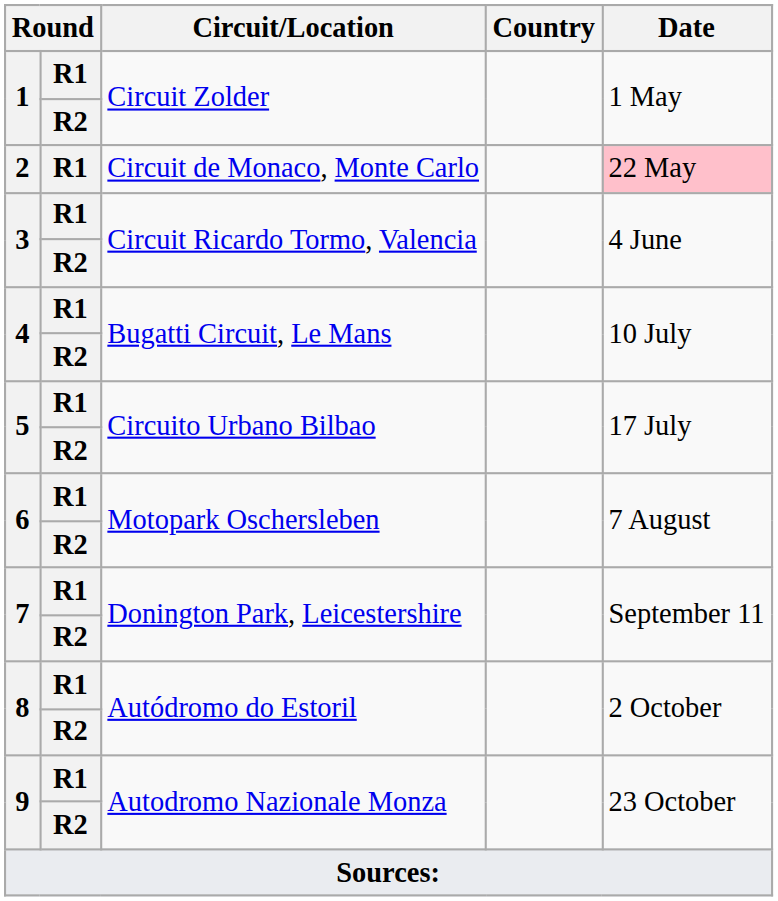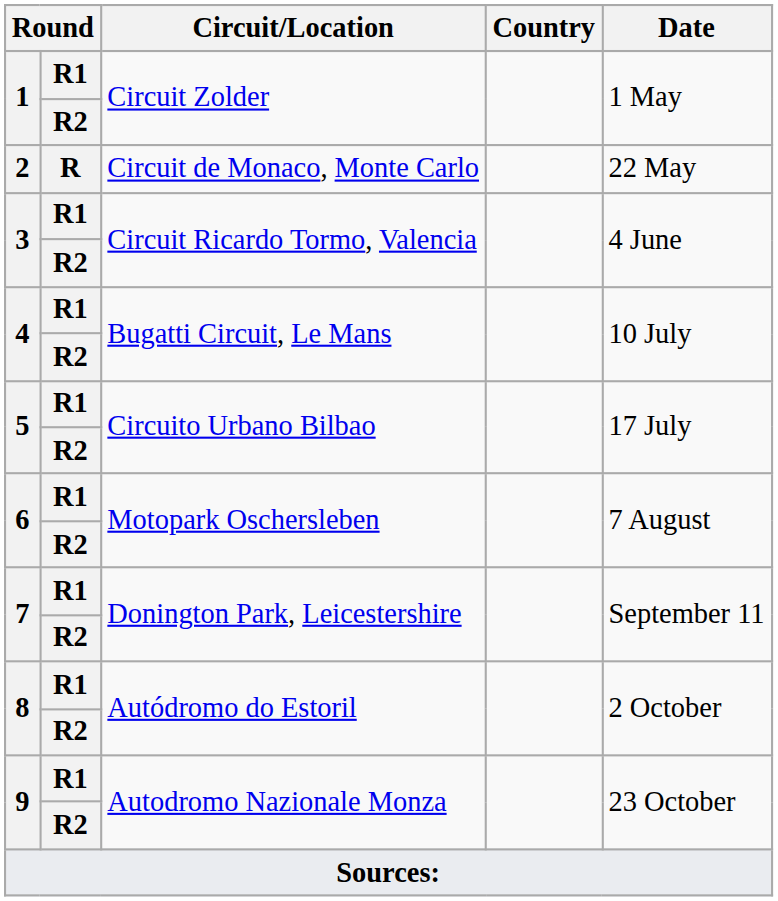(70, 168) R1 -> (70, 168) R
(652, 168) pink background -> (652, 168) no background
